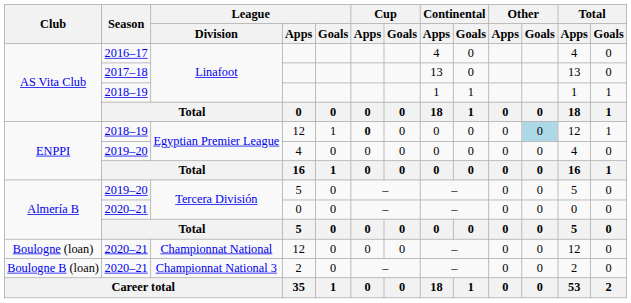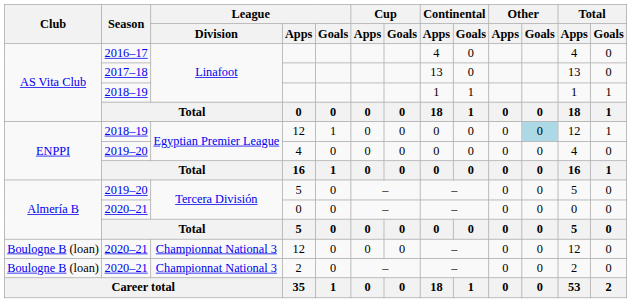(368, 131) bold -> (368, 131) normal
(53, 248) Boulogne (loan) -> (53, 248) Boulogne B (loan)
(216, 248) Championnat National -> (216, 248) Championnat National 3
